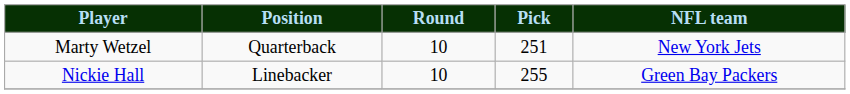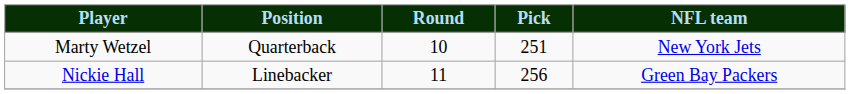(439, 74) 10 -> (439, 74) 11
(534, 74) 255 -> (534, 74) 256
